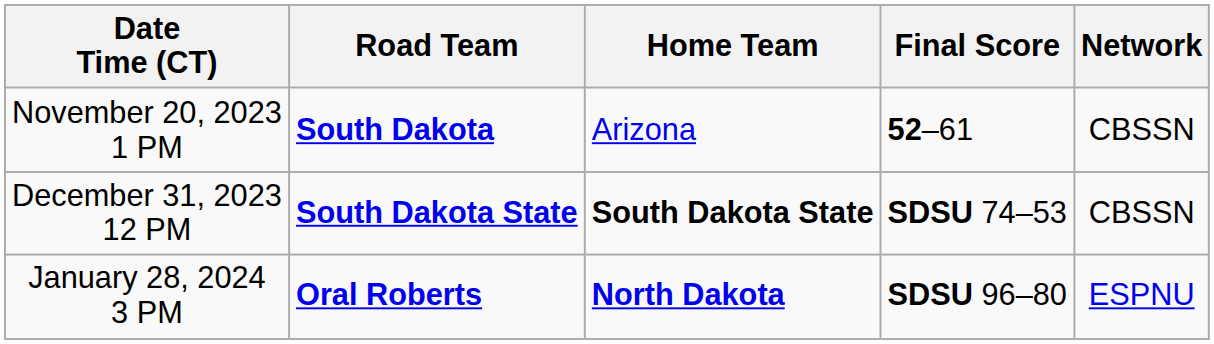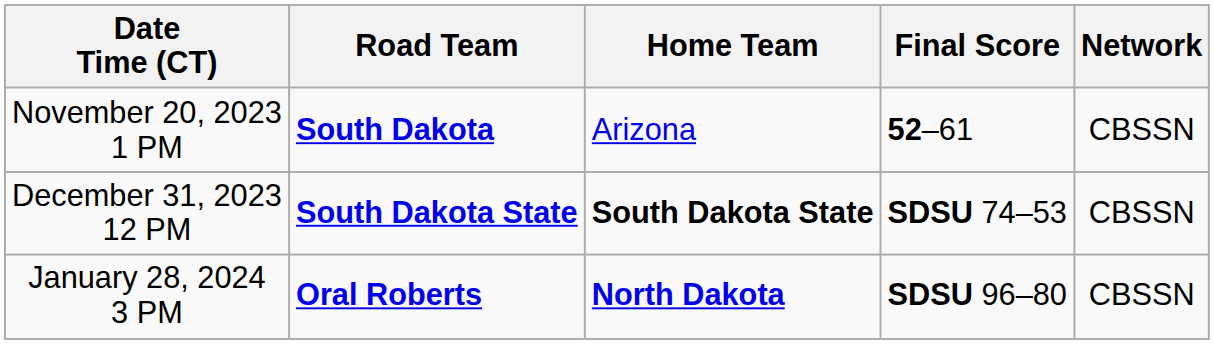(1142, 295) ESPNU -> (1142, 295) CBSSN
